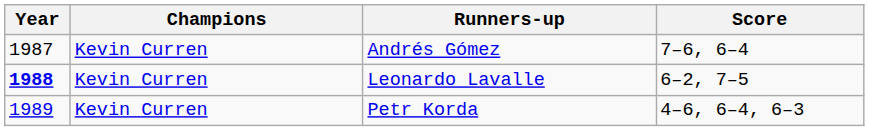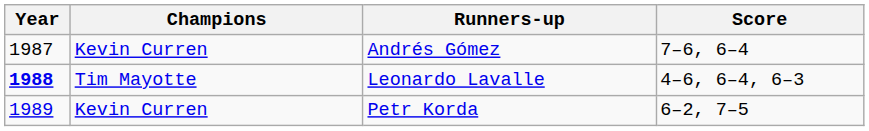(141, 80) Kevin Curren -> (136, 80) Tim Mayotte
(705, 80) 6–2, 7–5 -> (732, 80) 4–6, 6–4, 6–3
(732, 110) 4–6, 6–4, 6–3 -> (705, 110) 6–2, 7–5
